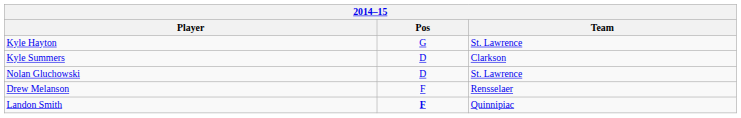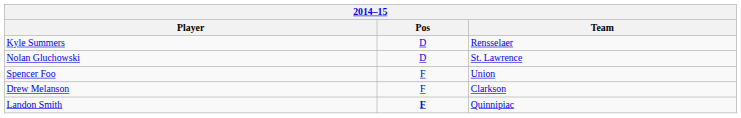- row: (32, 43)
(488, 58) Clarkson -> (492, 43) Rensselaer
+ row: (31, 74)
(492, 89) Rensselaer -> (488, 89) Clarkson
